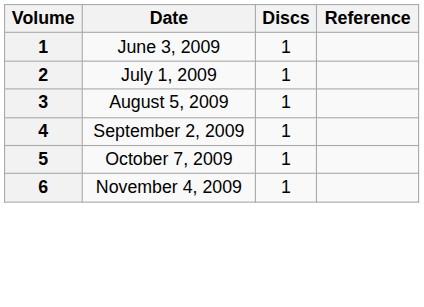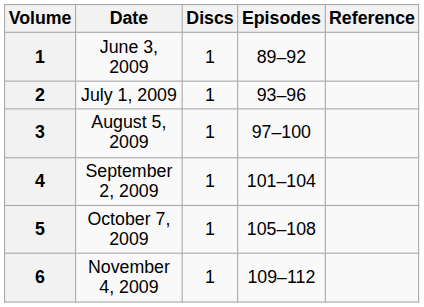+ column: (281, 18)
